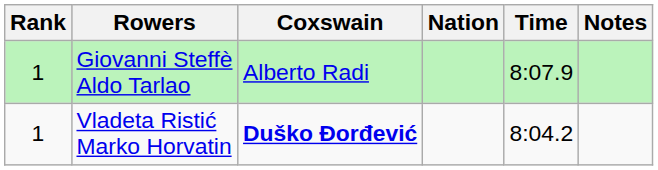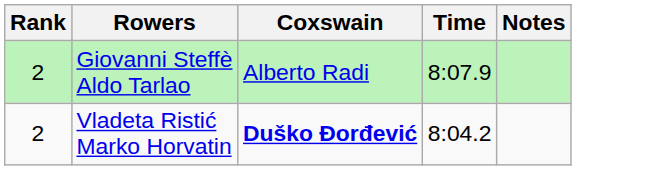- column: (463, 22)
(38, 71) 1 -> (38, 71) 2
(38, 133) 1 -> (38, 133) 2
